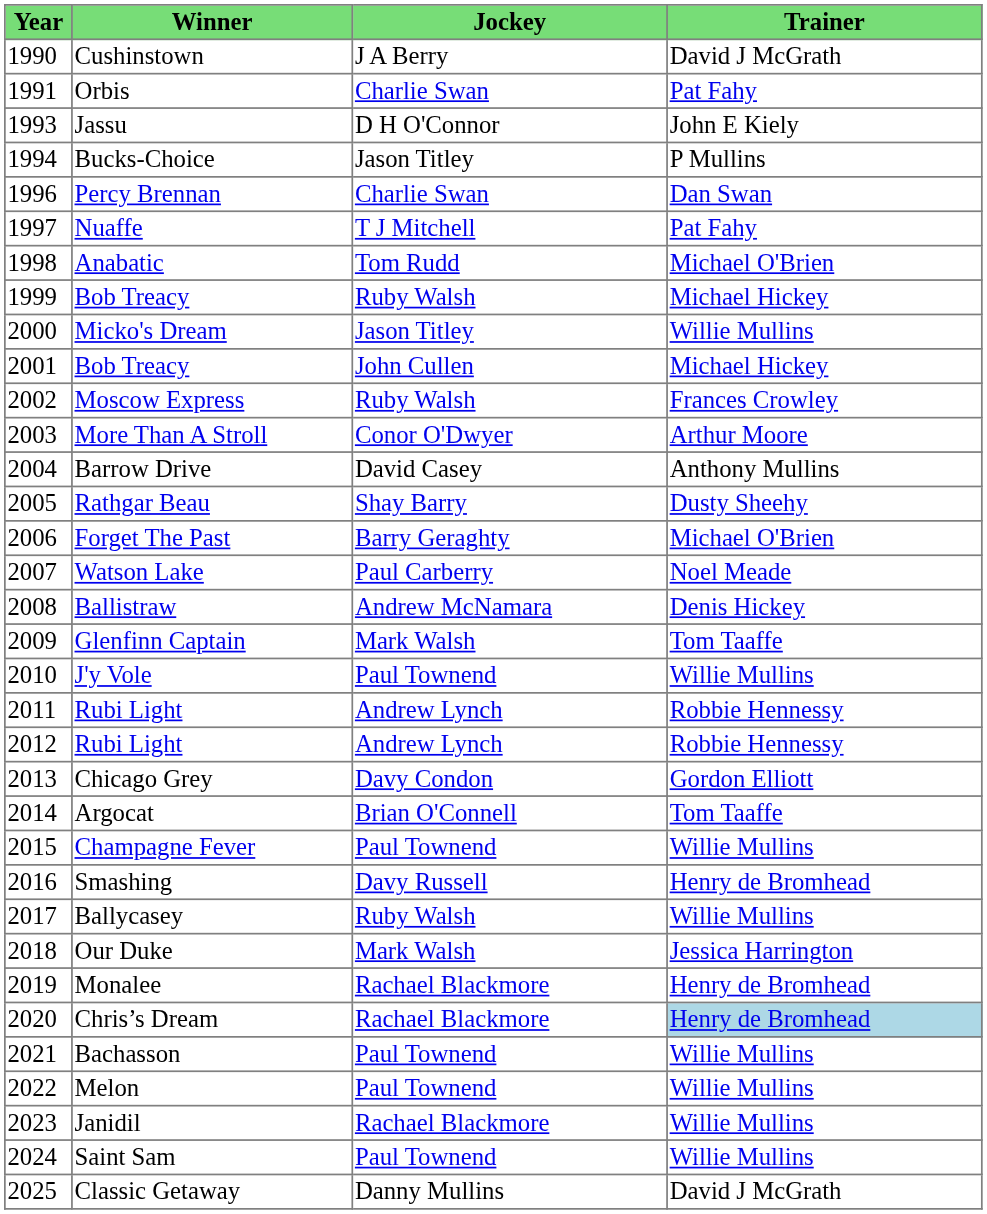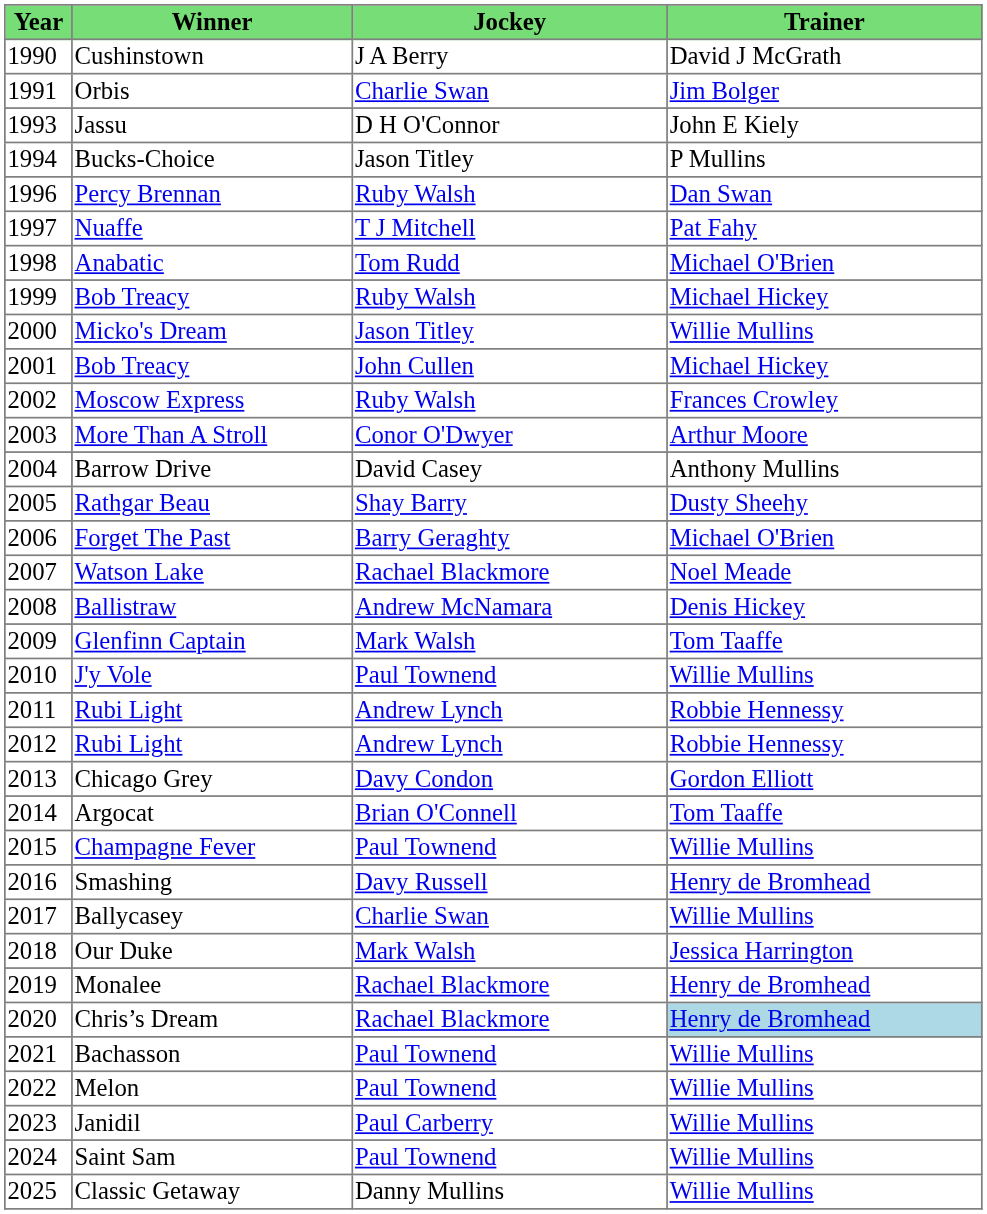(713, 90) Pat Fahy -> (724, 90) Jim Bolger
(422, 193) Charlie Swan -> (415, 193) Ruby Walsh
(424, 572) Paul Carberry -> (452, 572) Rachael Blackmore
(415, 916) Ruby Walsh -> (422, 916) Charlie Swan
(452, 1122) Rachael Blackmore -> (424, 1122) Paul Carberry
(756, 1191) David J McGrath -> (742, 1191) Willie Mullins
